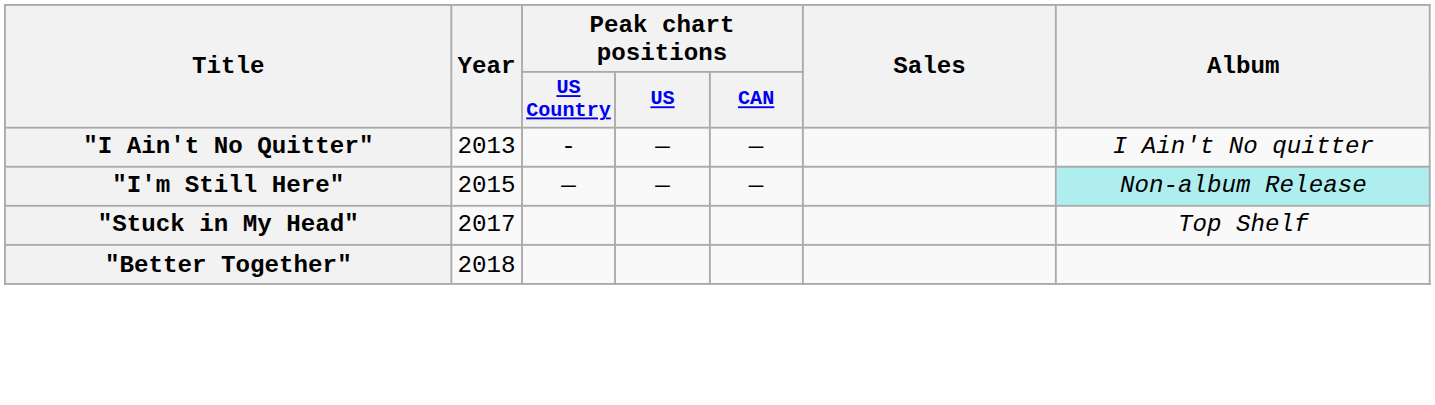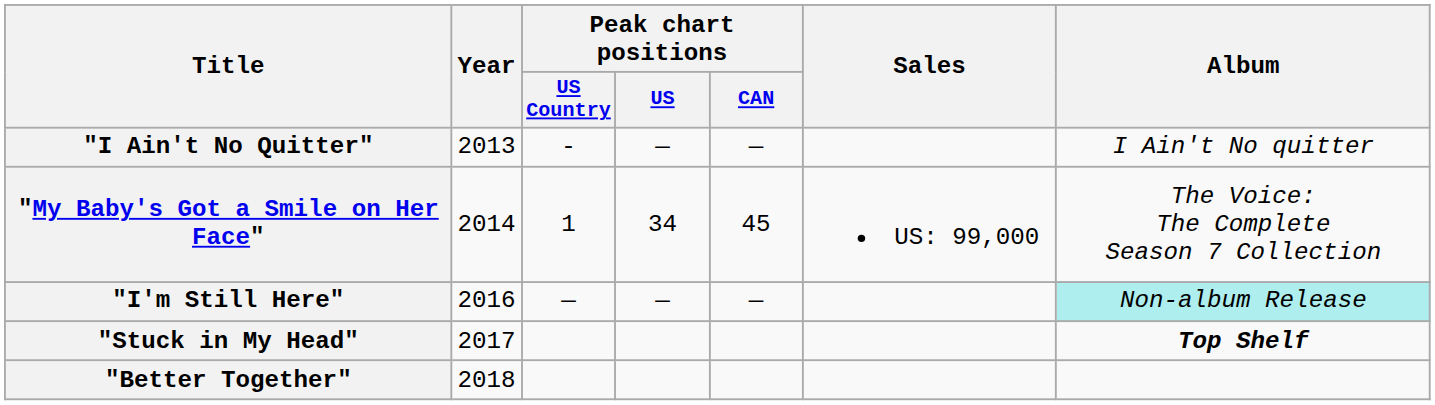+ row: (228, 224)
(486, 186) 2015 -> (486, 302) 2016
(1243, 225) normal -> (1243, 341) bold
